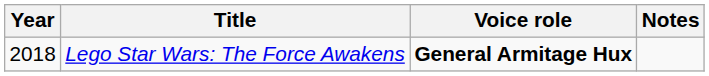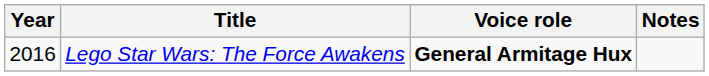(33, 53) 2018 -> (33, 53) 2016
